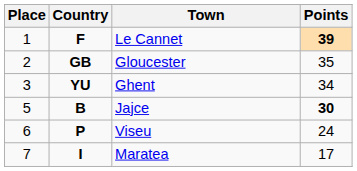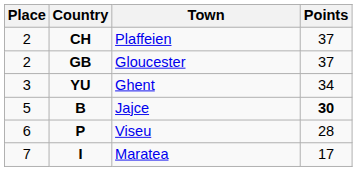- row: (149, 39)
+ row: (143, 39)
(326, 62) 35 -> (326, 62) 37
(326, 131) 24 -> (326, 131) 28
